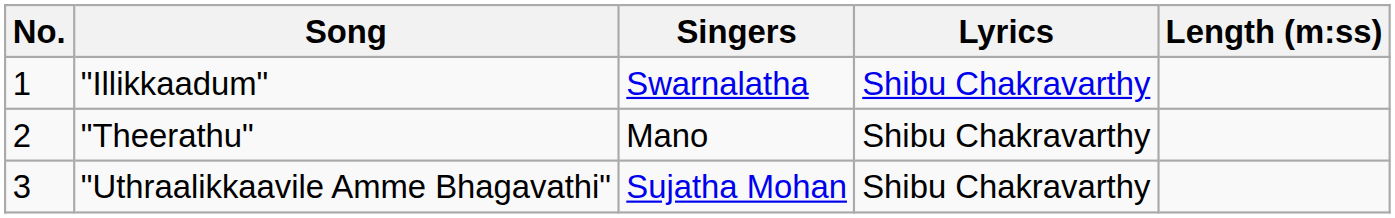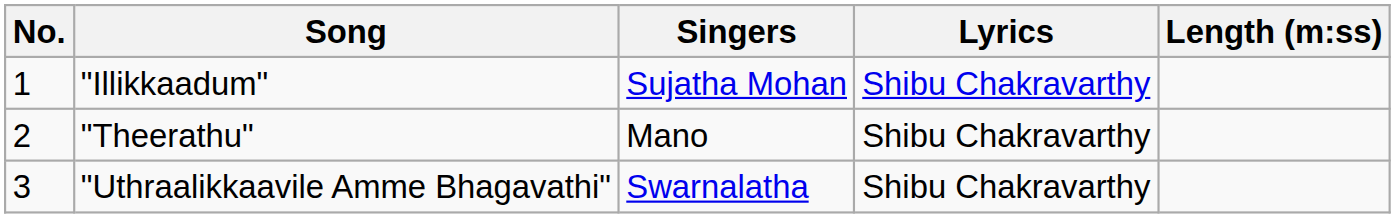(717, 83) Swarnalatha -> (737, 83) Sujatha Mohan
(737, 187) Sujatha Mohan -> (717, 187) Swarnalatha
